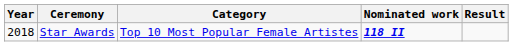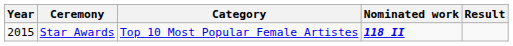(21, 32) 2018 -> (21, 32) 2015
